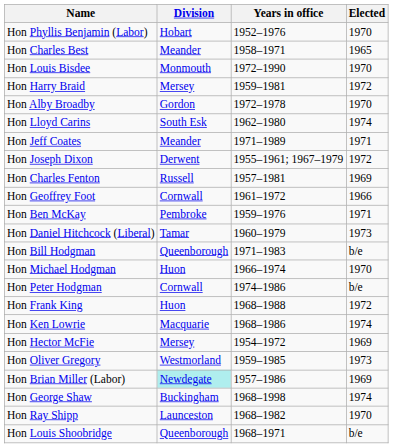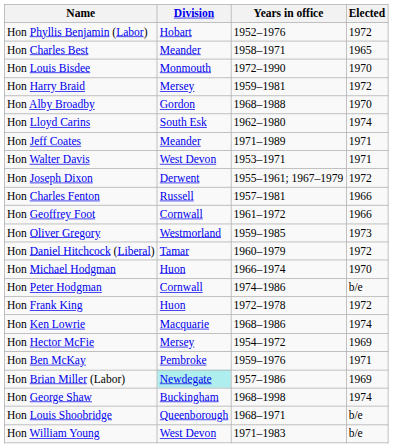(360, 31) 1970 -> (360, 31) 1972
(259, 104) 1972–1978 -> (259, 104) 1968–1988
+ row: (48, 159)
(360, 178) 1969 -> (360, 196) 1966
rows swapped: (54, 360) <-> (46, 214)
(360, 232) 1973 -> (360, 251) 1972
- row: (51, 251)
(259, 305) 1968–1988 -> (259, 305) 1972–1978
- row: (43, 415)
+ row: (53, 433)
